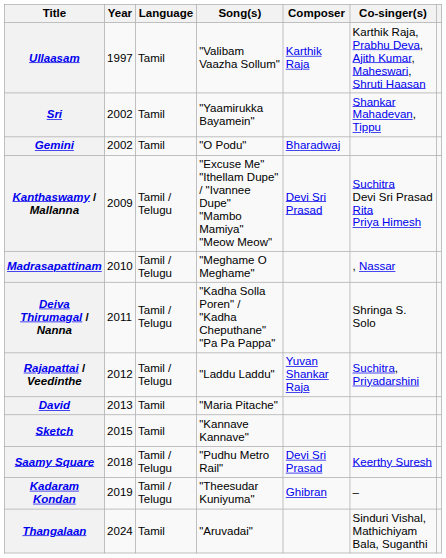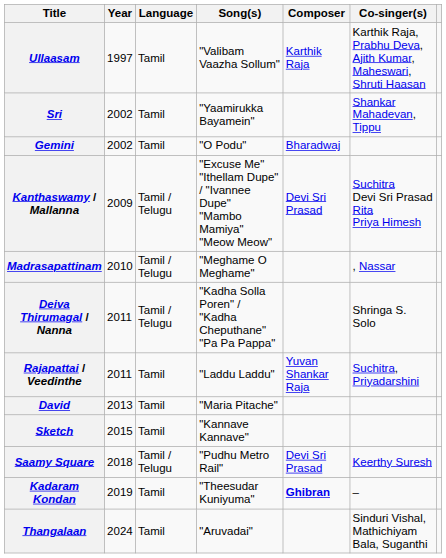(120, 374) 2012 -> (119, 374) 2011
(155, 374) Tamil / Telugu -> (151, 374) Tamil
(155, 493) Tamil / Telugu -> (151, 493) Tamil
(306, 493) normal -> (308, 493) bold
